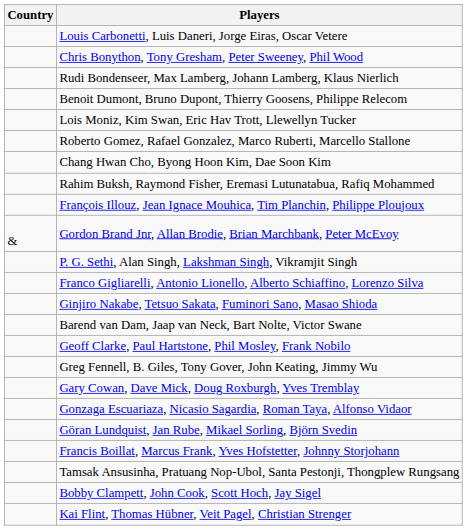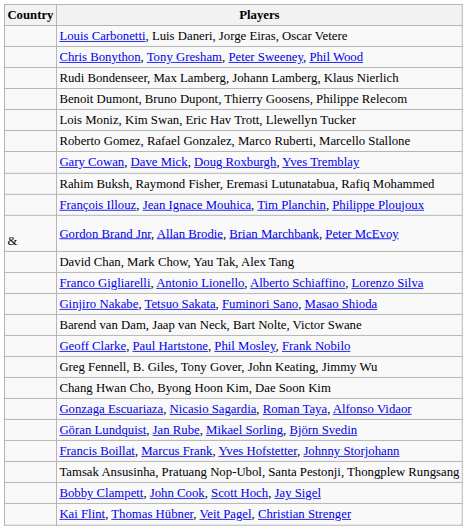rows swapped: (209, 388) <-> (195, 162)
+ row: (177, 261)
- row: (208, 261)
